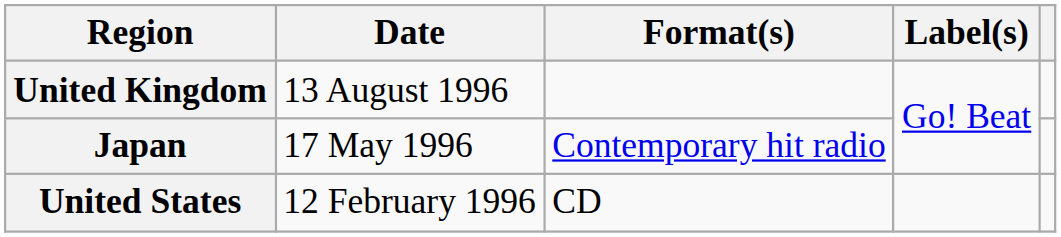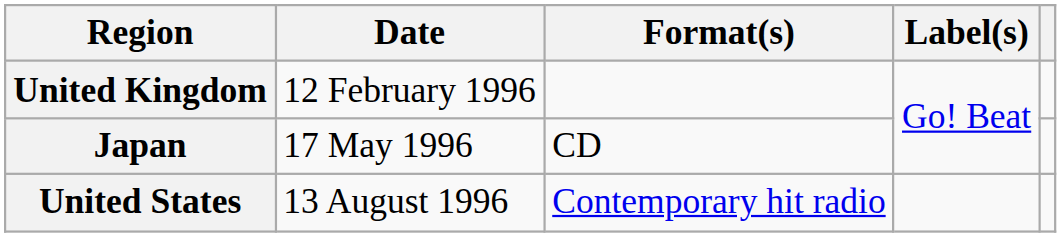(396, 88) 13 August 1996 -> (410, 88) 12 February 1996
(719, 145) Contemporary hit radio -> (577, 145) CD
(410, 201) 12 February 1996 -> (396, 201) 13 August 1996
(577, 201) CD -> (719, 201) Contemporary hit radio
